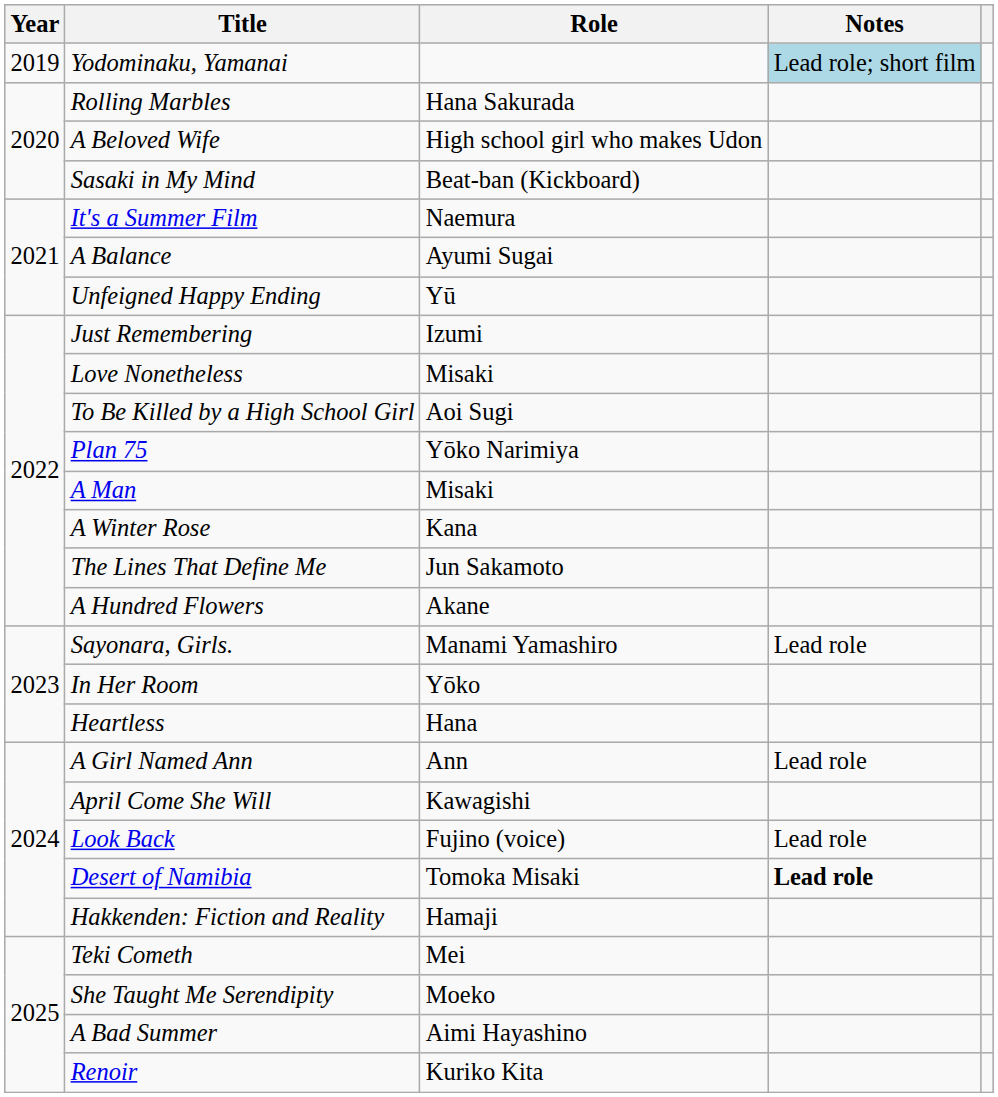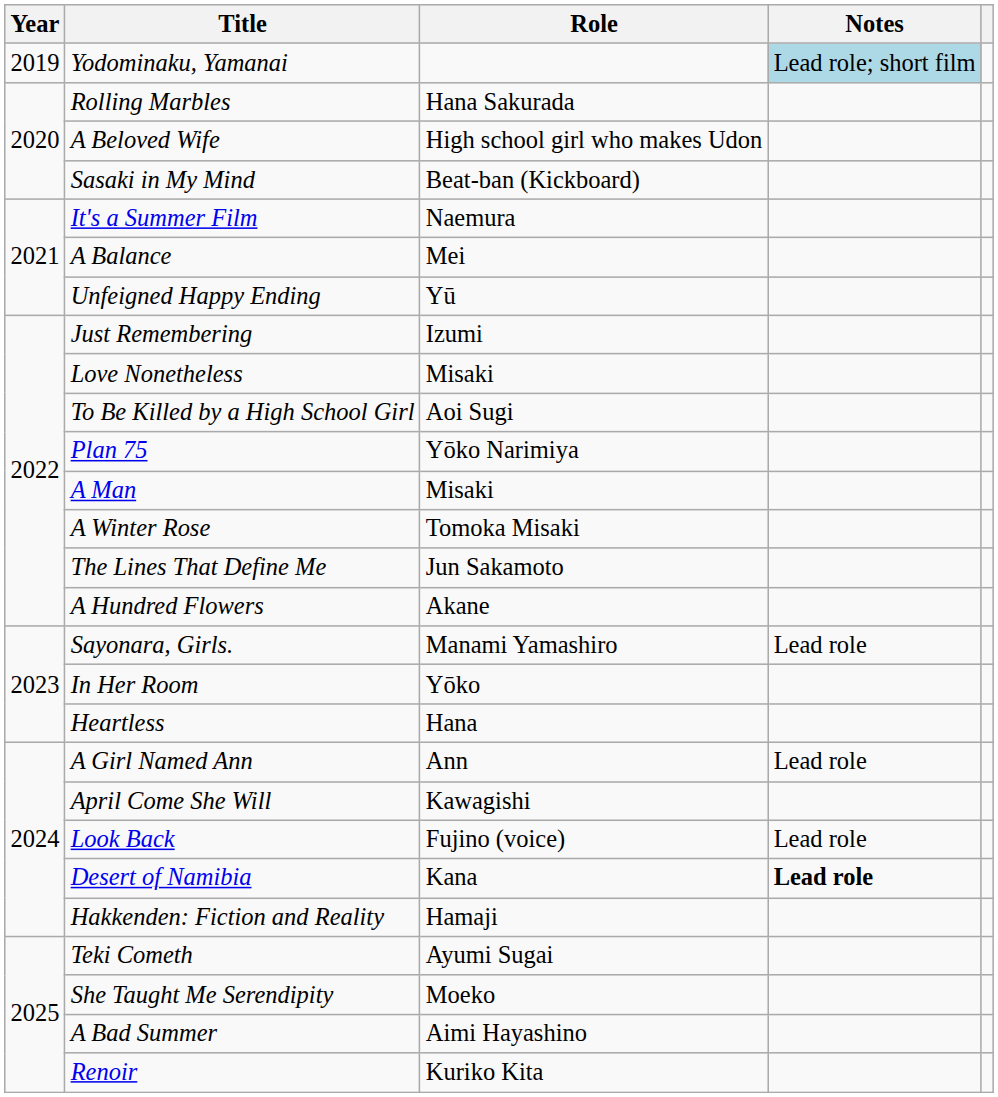(490, 256) Ayumi Sugai -> (446, 256) Mei
(452, 528) Kana -> (503, 528) Tomoka Misaki
(503, 878) Tomoka Misaki -> (452, 878) Kana
(446, 955) Mei -> (490, 955) Ayumi Sugai
